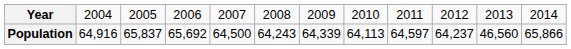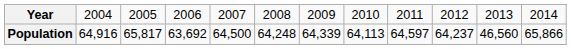(143, 34) 65,837 -> (143, 34) 65,817
(187, 34) 65,692 -> (187, 34) 63,692
(277, 34) 64,243 -> (277, 34) 64,248
